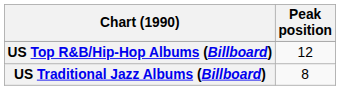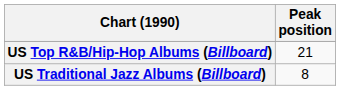(305, 52) 12 -> (305, 52) 21
